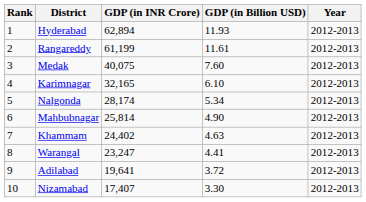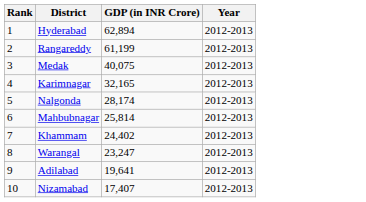- column: (255, 13)
